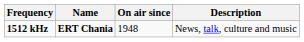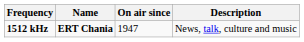(128, 28) 1948 -> (128, 28) 1947
